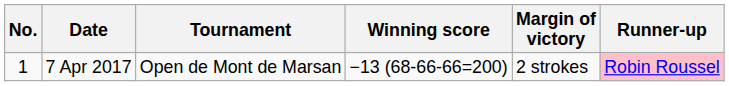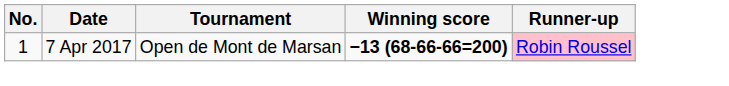- column: (556, 29)
(429, 67) normal -> (429, 47) bold
